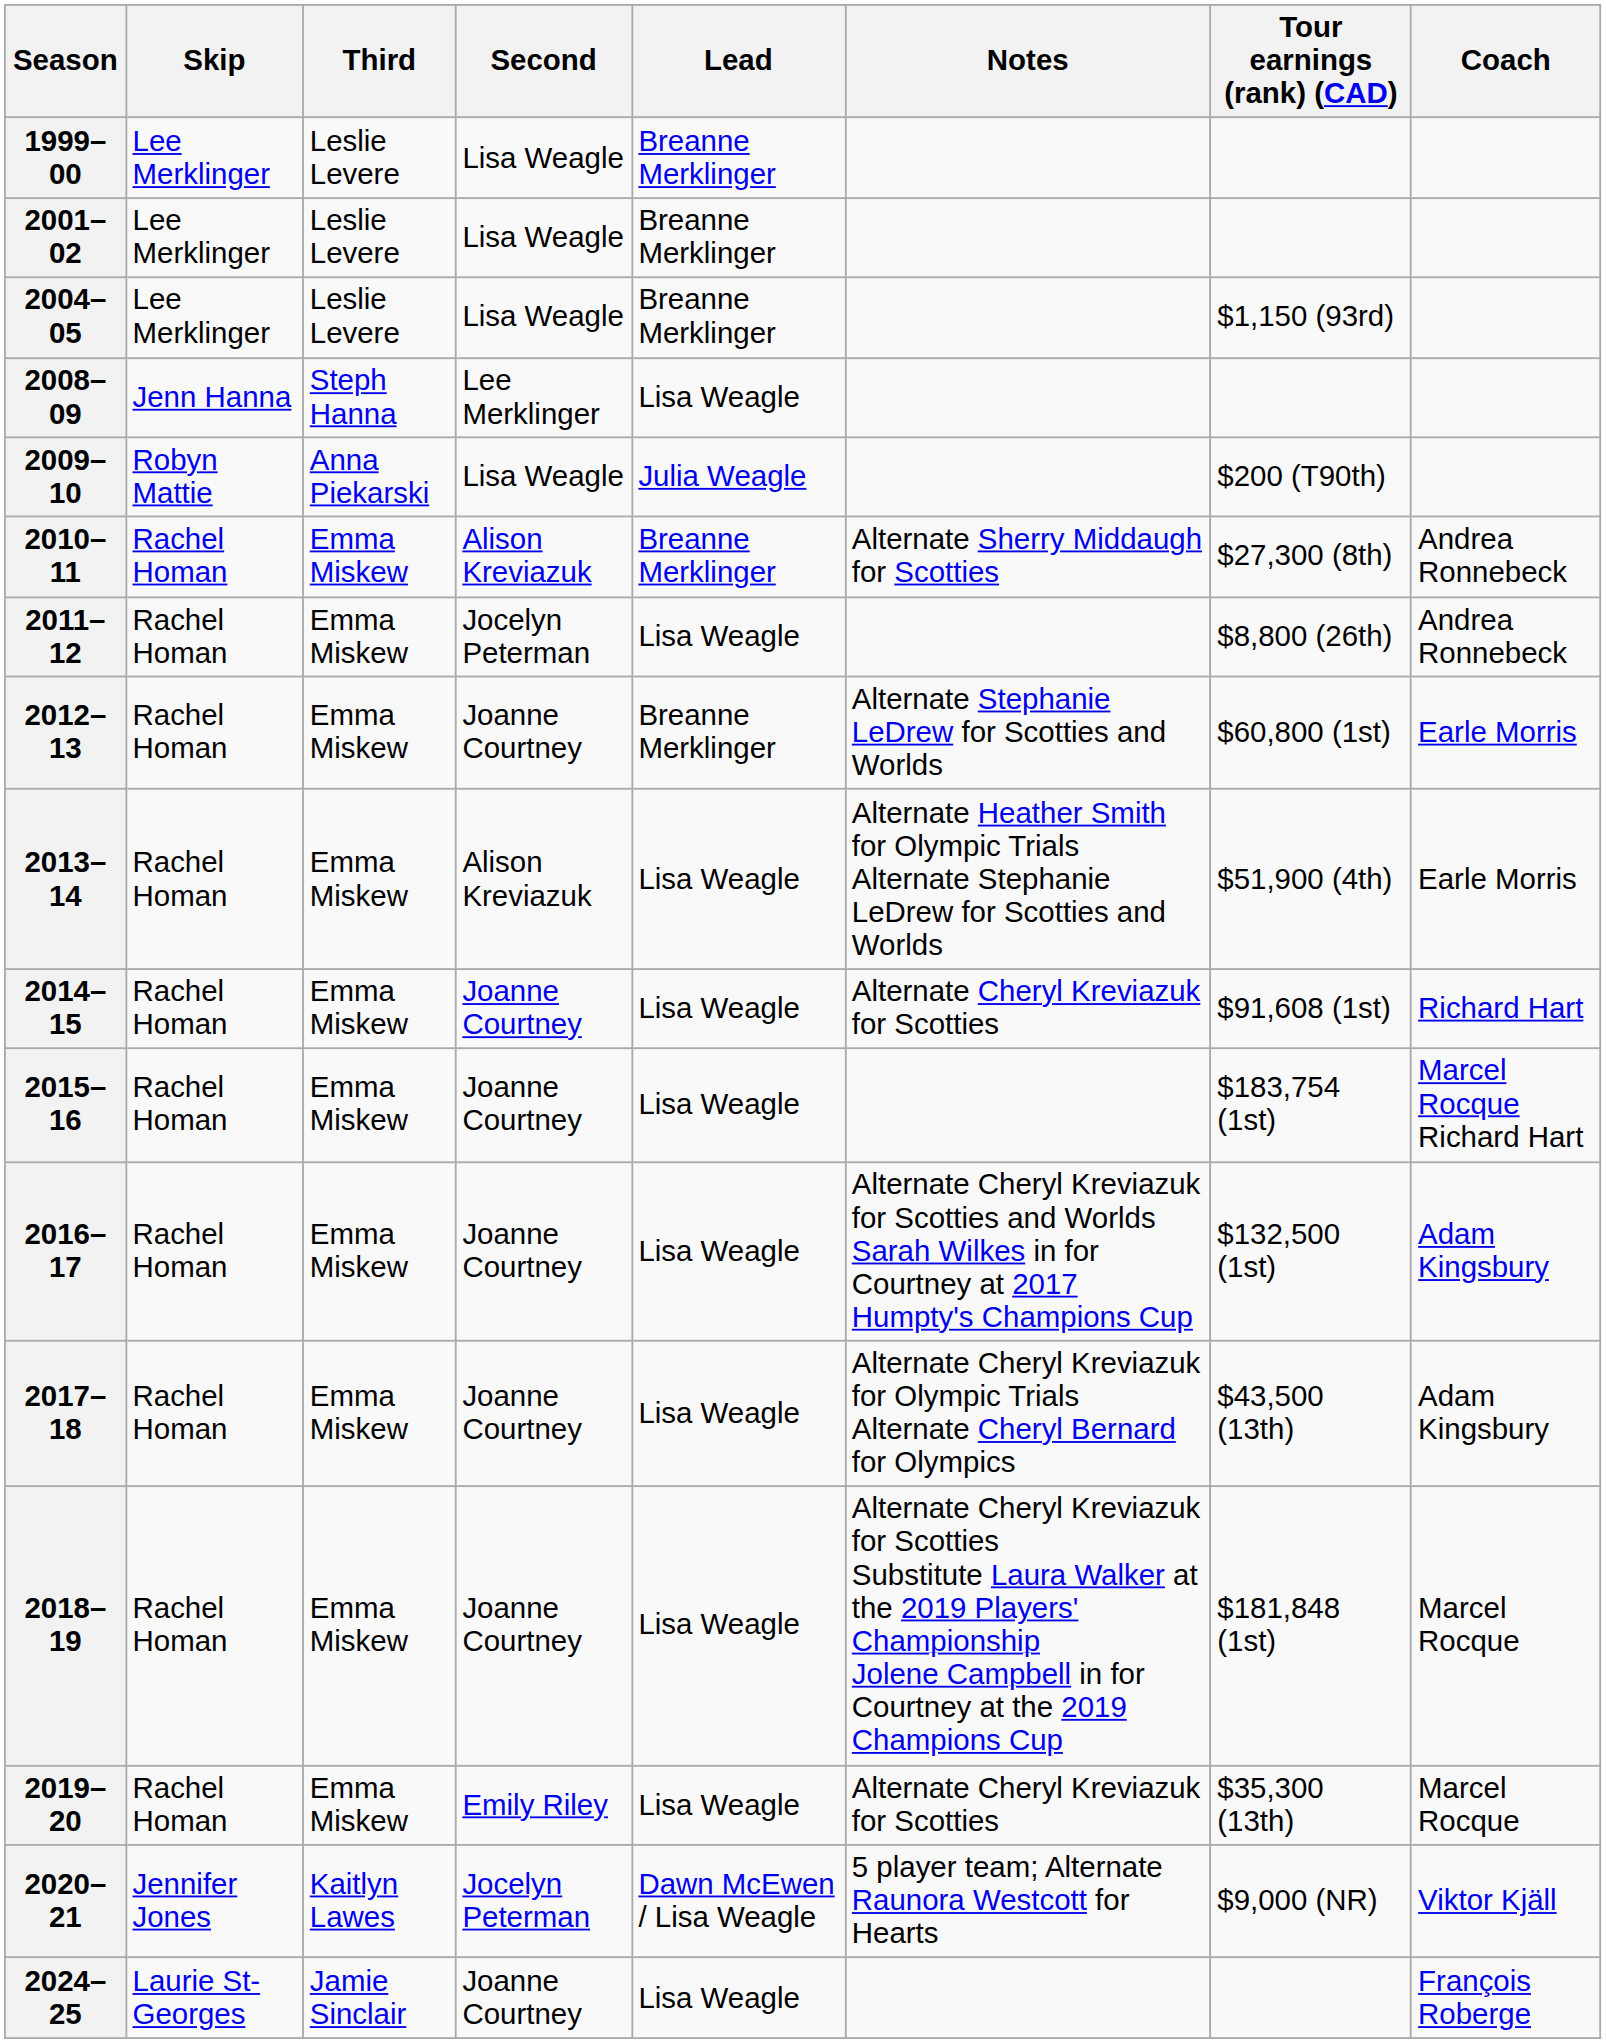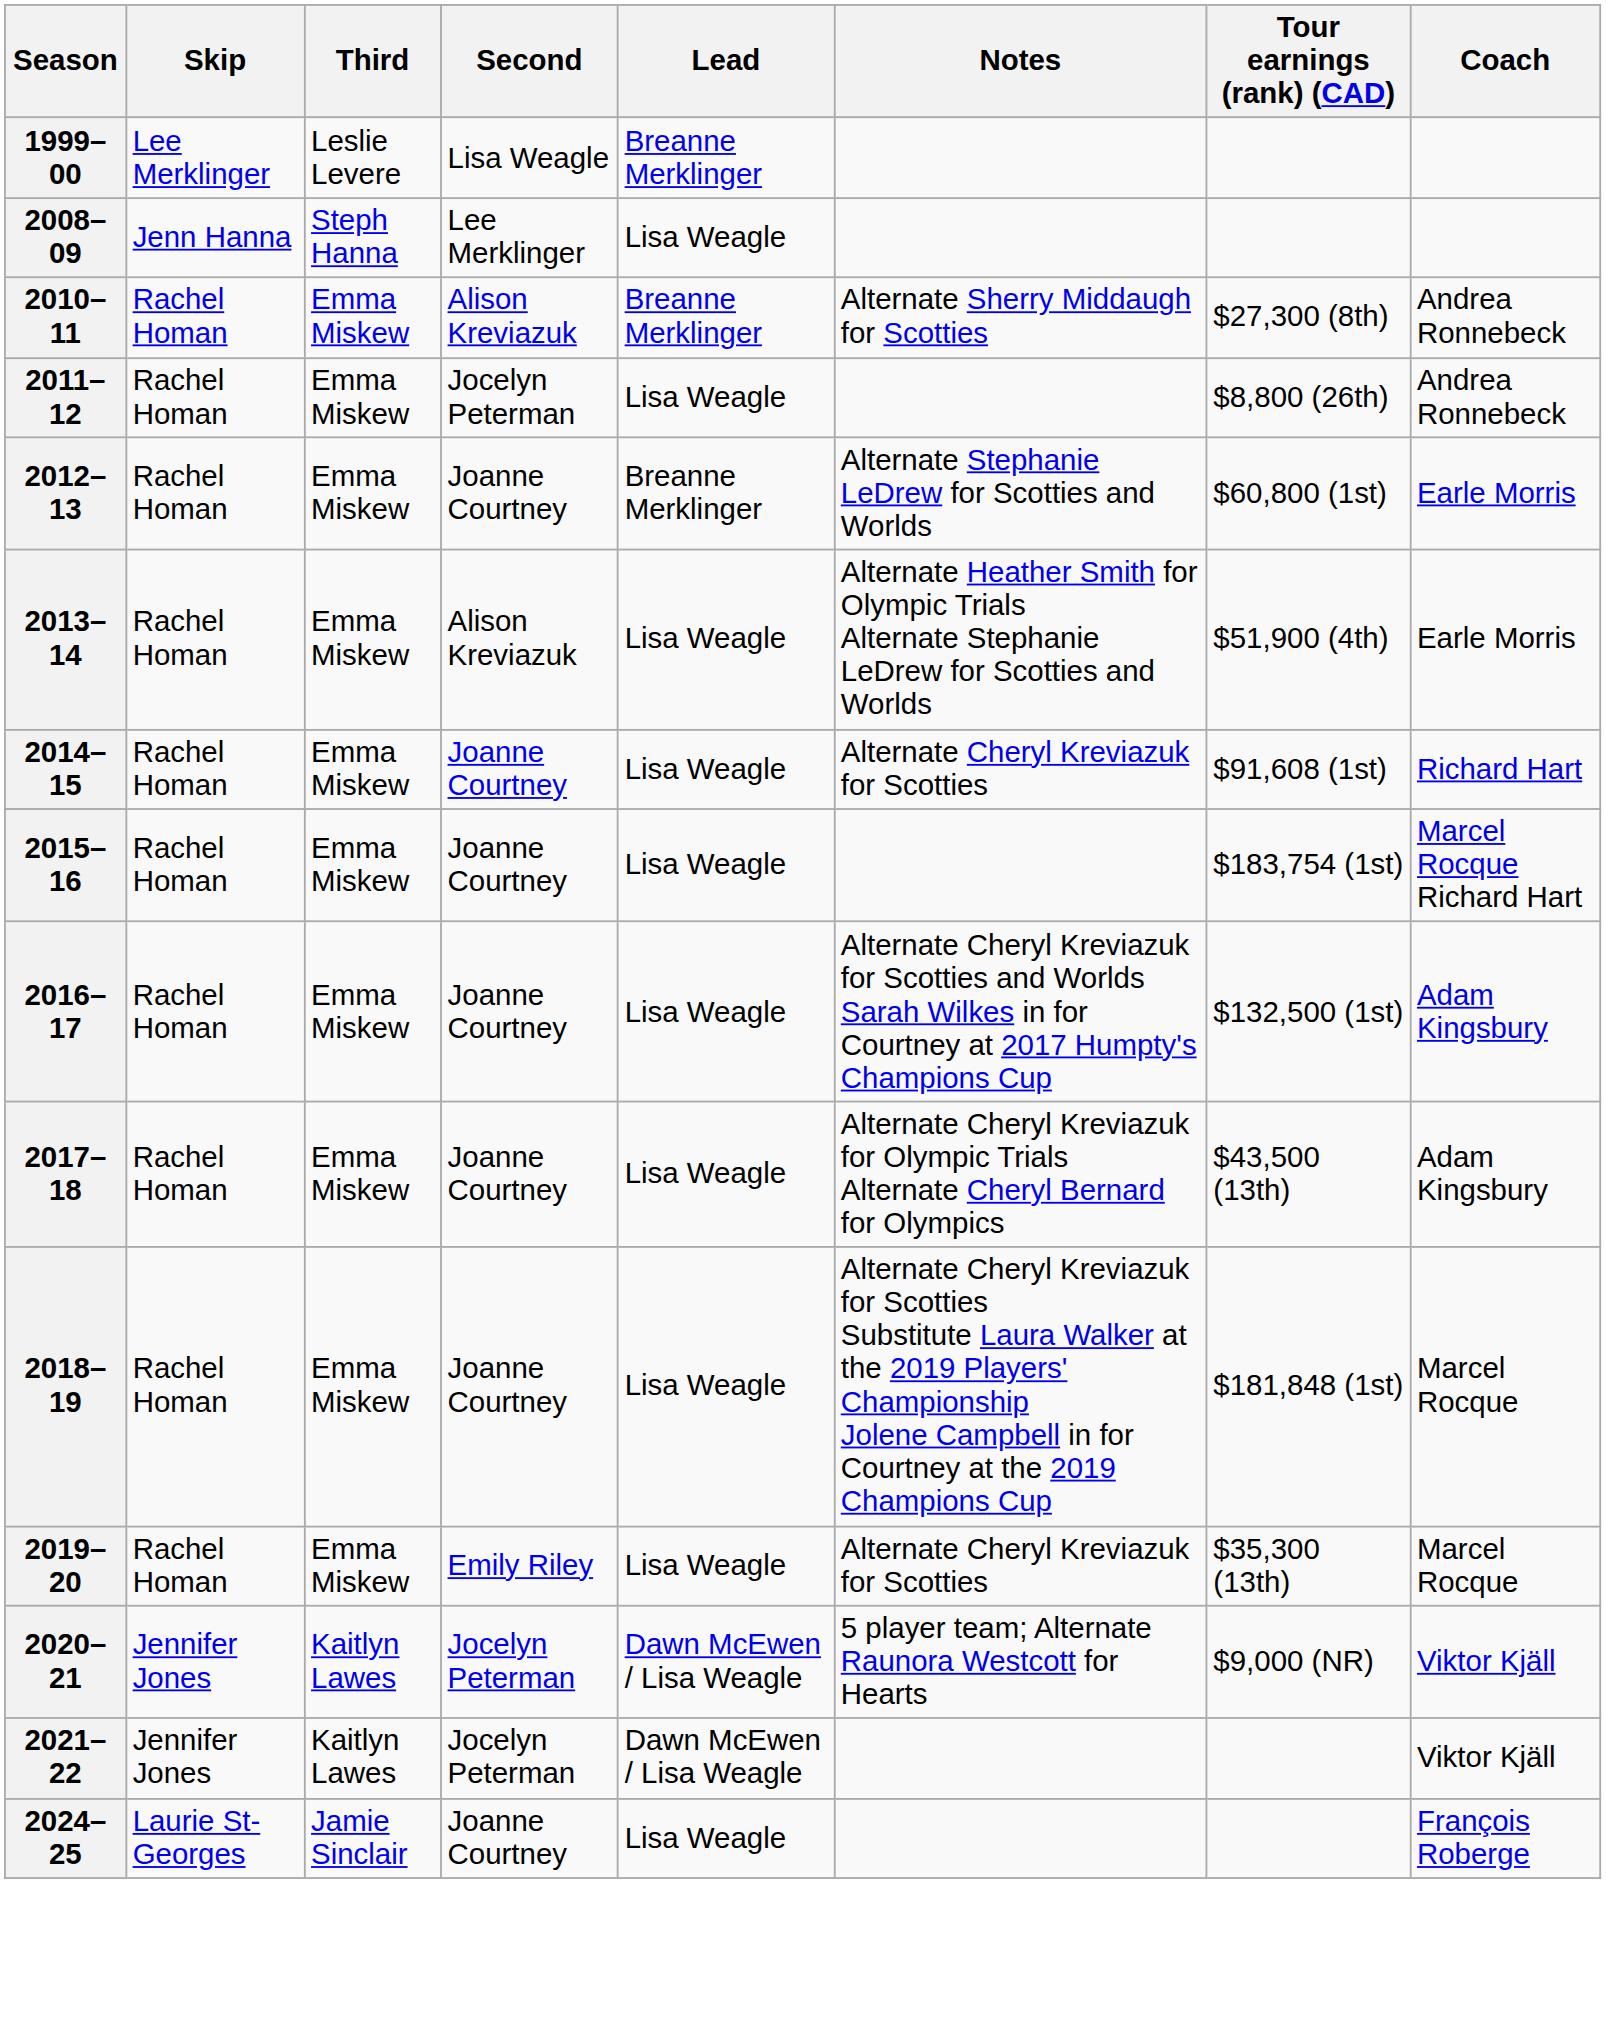- row: (65, 237)
- row: (65, 316)
- row: (65, 476)
+ row: (65, 1757)
